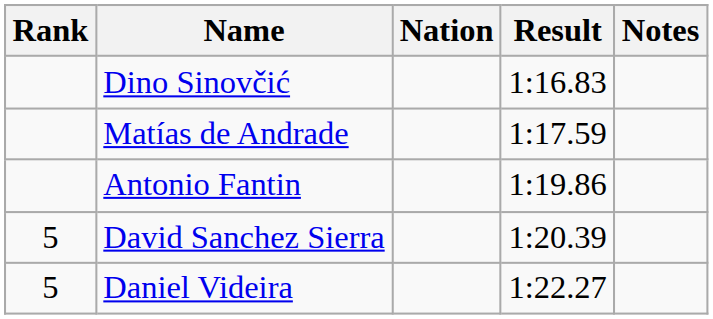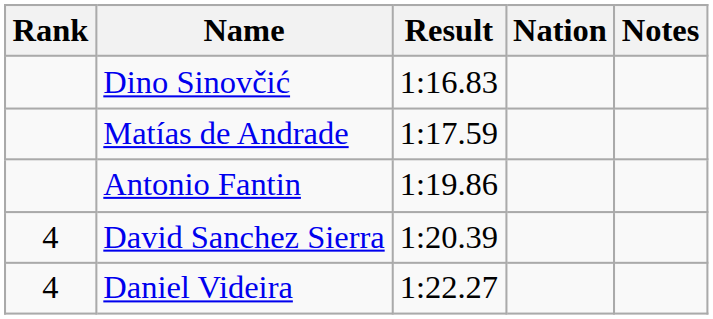columns swapped: (447, 30) <-> (558, 30)
(50, 236) 5 -> (50, 236) 4
(50, 287) 5 -> (50, 287) 4
